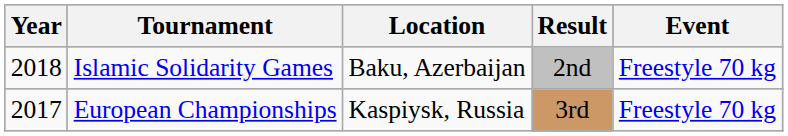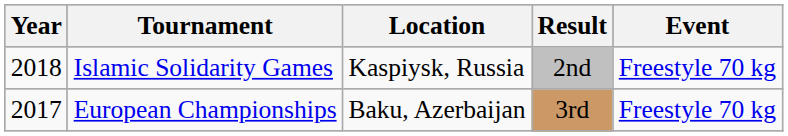(437, 67) Baku, Azerbaijan -> (436, 67) Kaspiysk, Russia
(436, 109) Kaspiysk, Russia -> (437, 109) Baku, Azerbaijan
